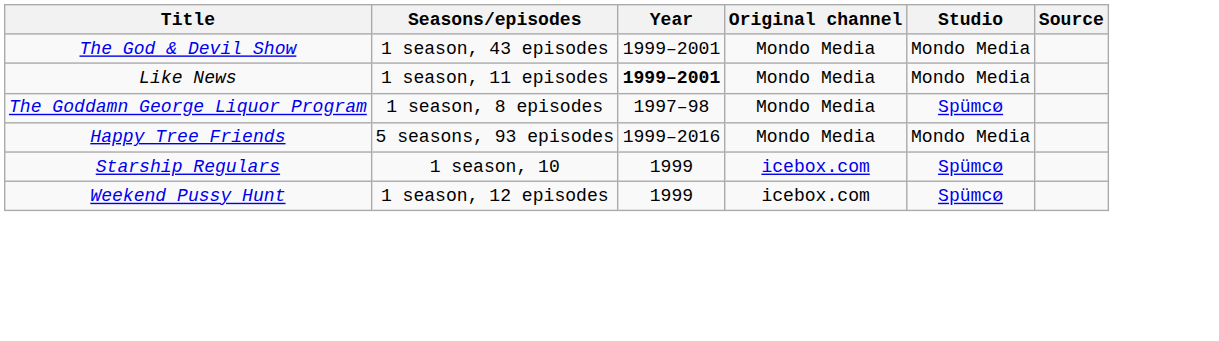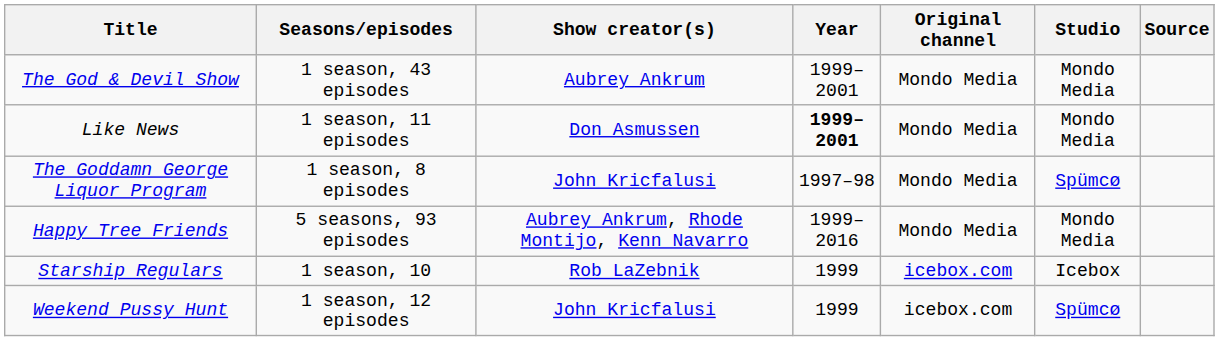+ column: (634, 30)
(971, 167) Spümcø -> (1088, 271) Icebox
